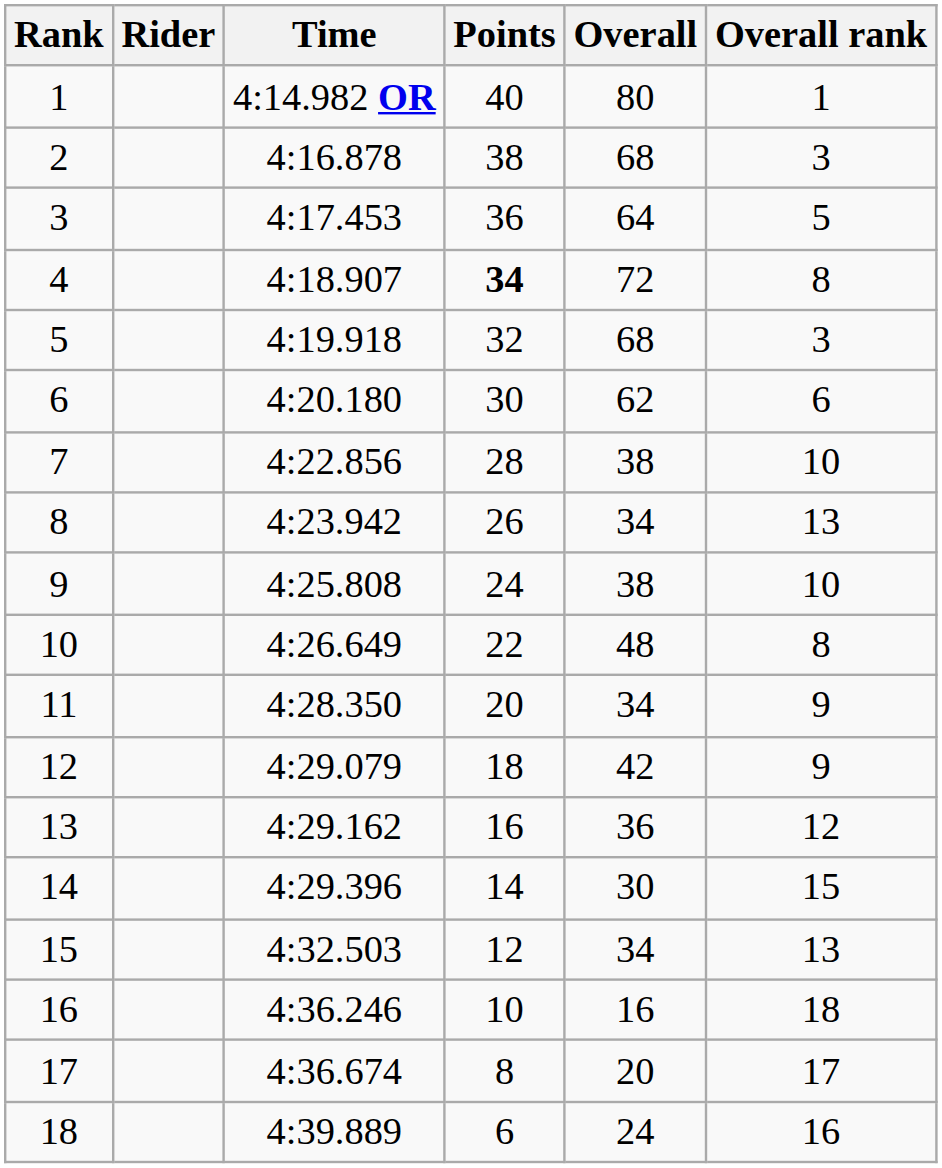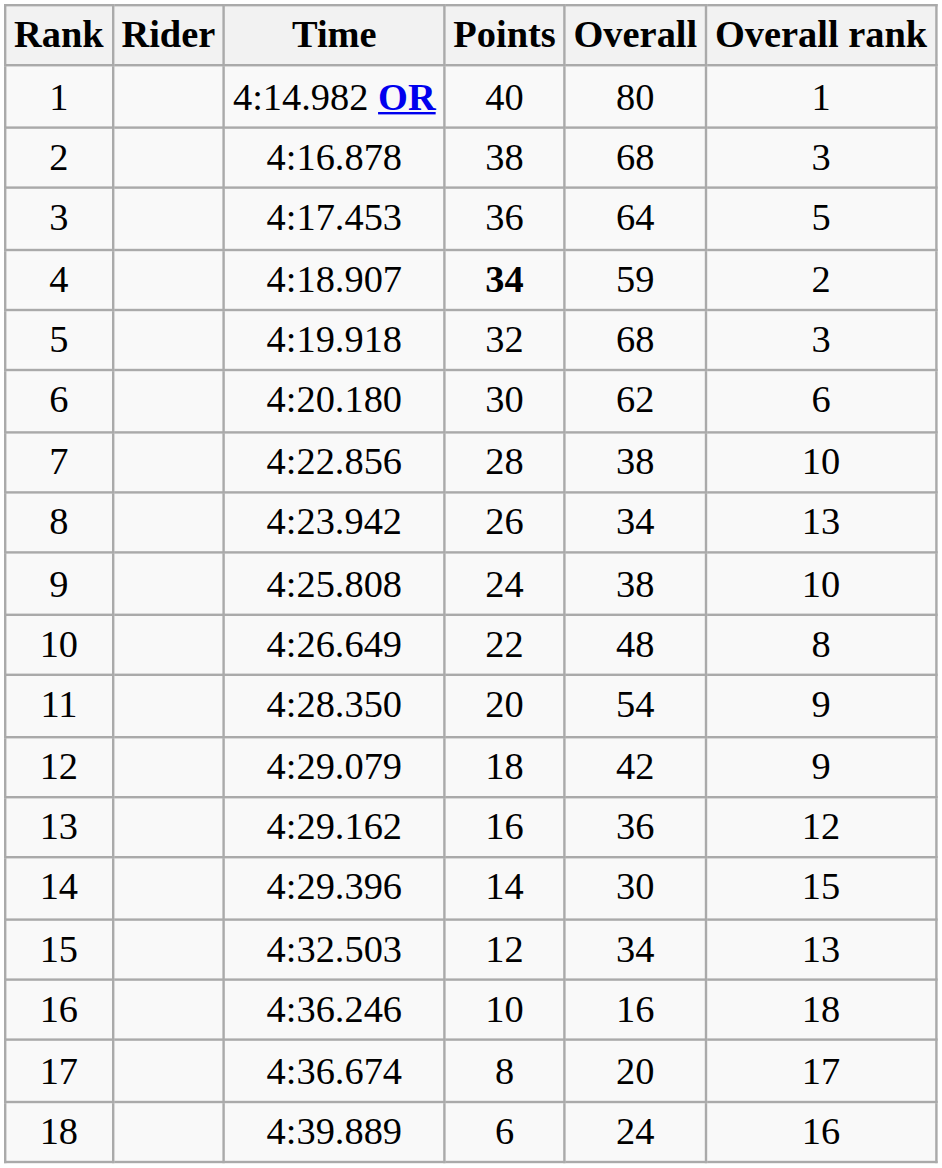(635, 278) 72 -> (635, 278) 59
(821, 278) 8 -> (821, 278) 2
(635, 704) 34 -> (635, 704) 54
